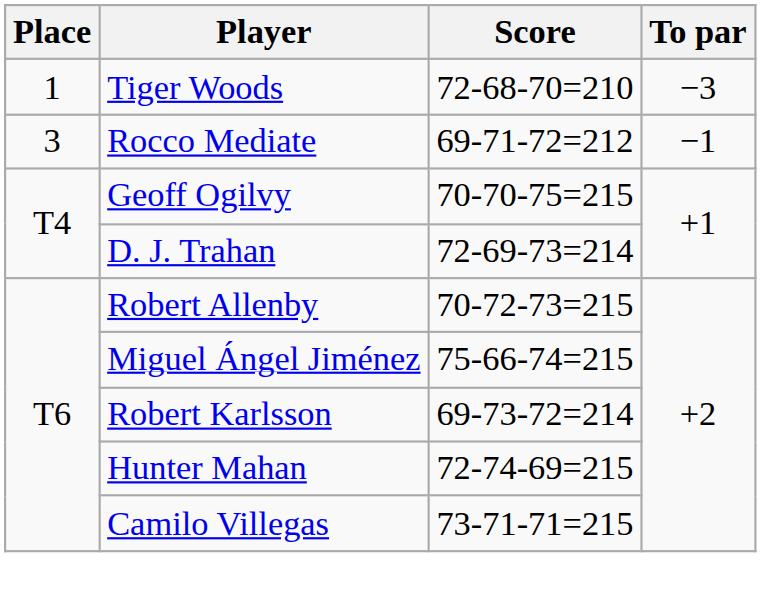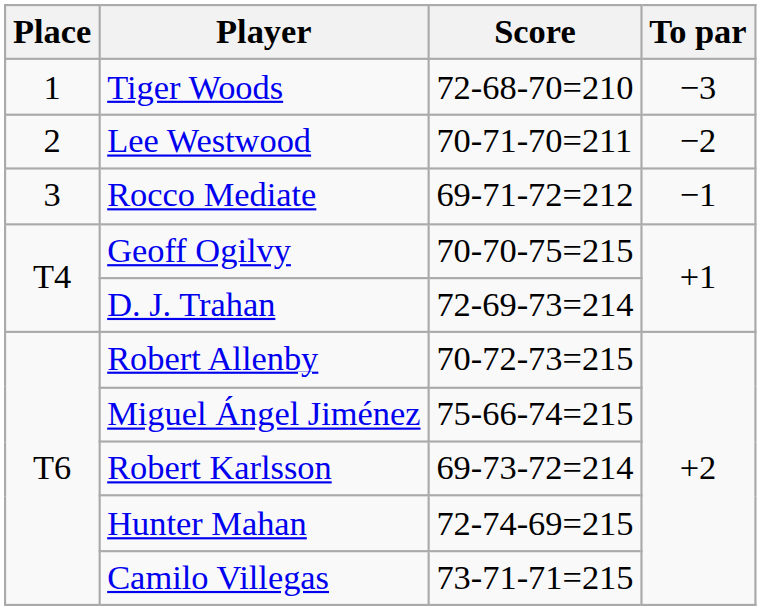+ row: (209, 140)
